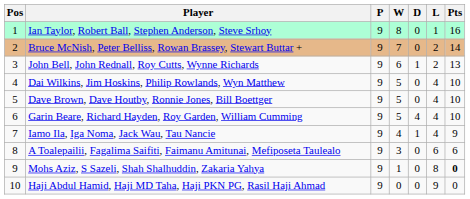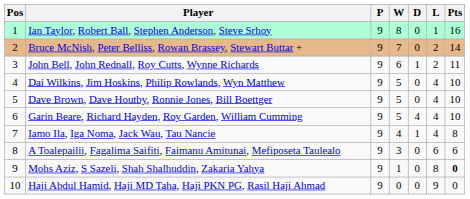(455, 64) 13 -> (455, 64) 11
(455, 133) 9 -> (455, 133) 8
